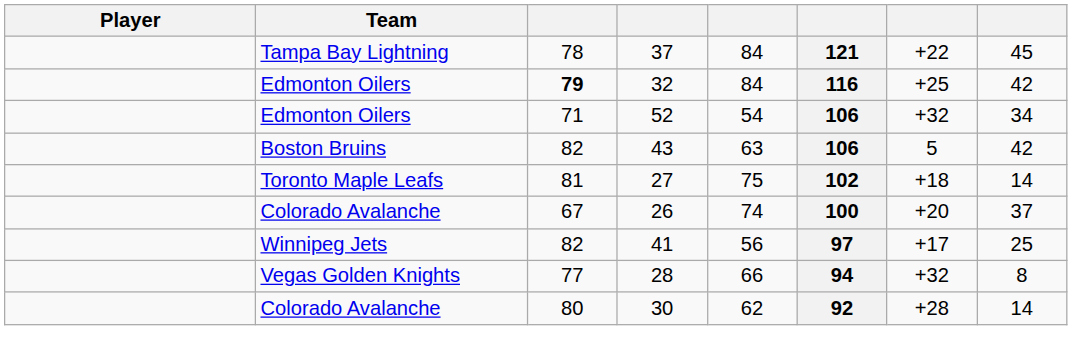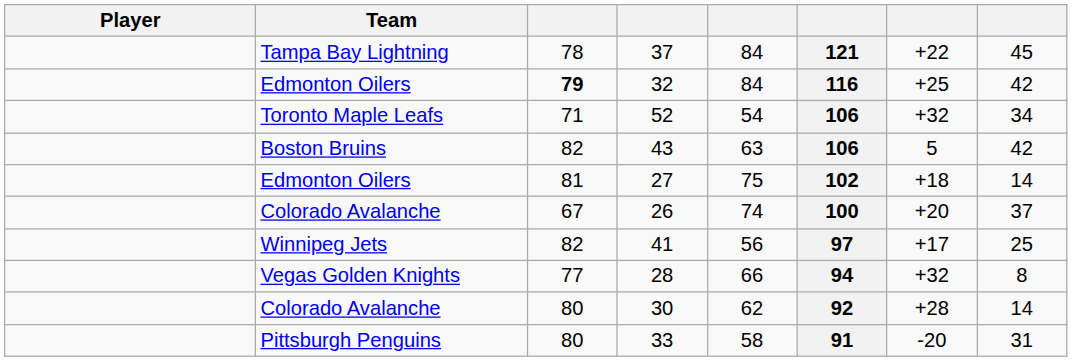(336, 116) Edmonton Oilers -> (352, 116) Toronto Maple Leafs
(352, 180) Toronto Maple Leafs -> (336, 180) Edmonton Oilers
+ row: (662, 340)
